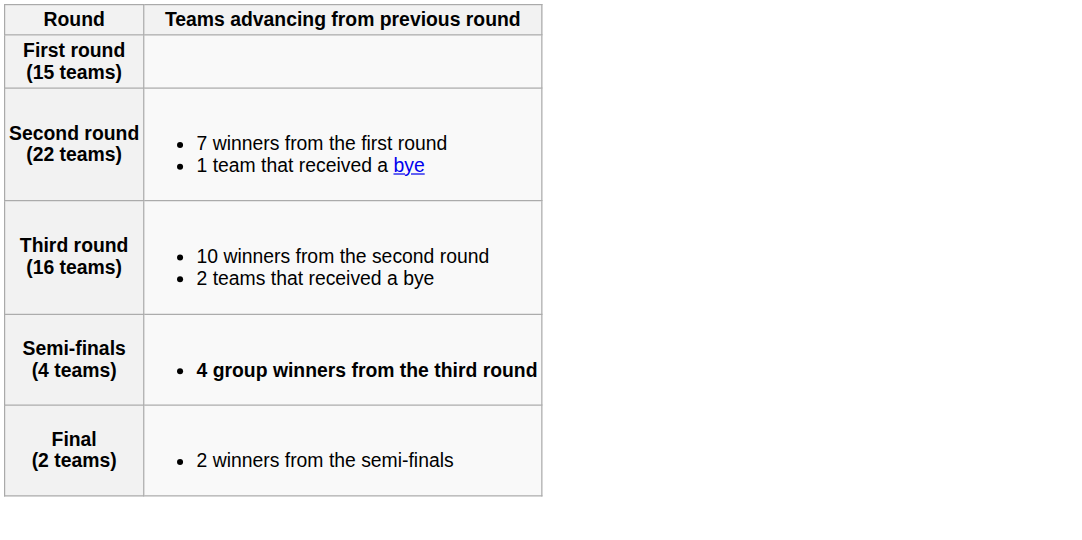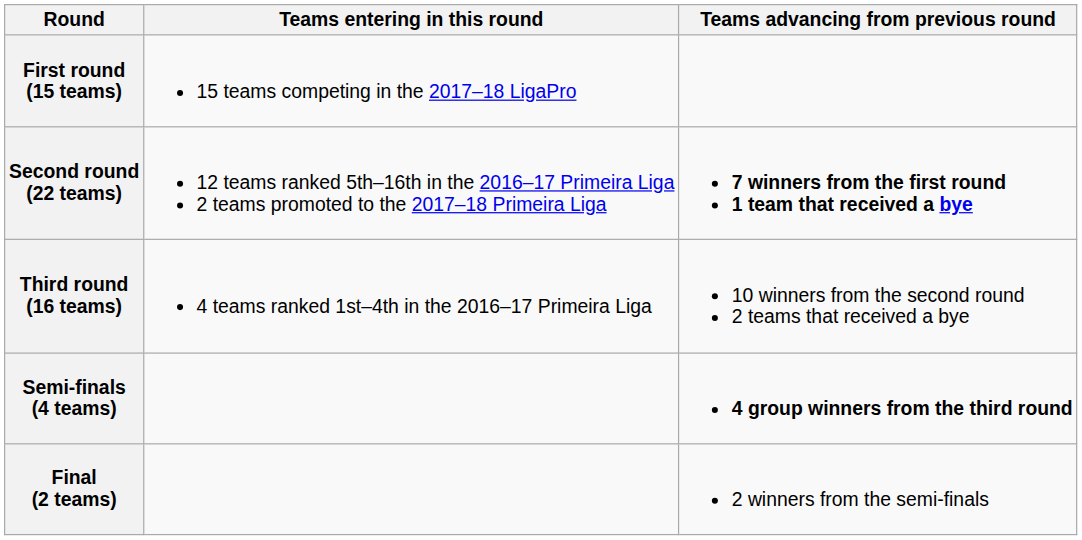+ column: (411, 19)
(343, 155) normal -> (878, 194) bold
